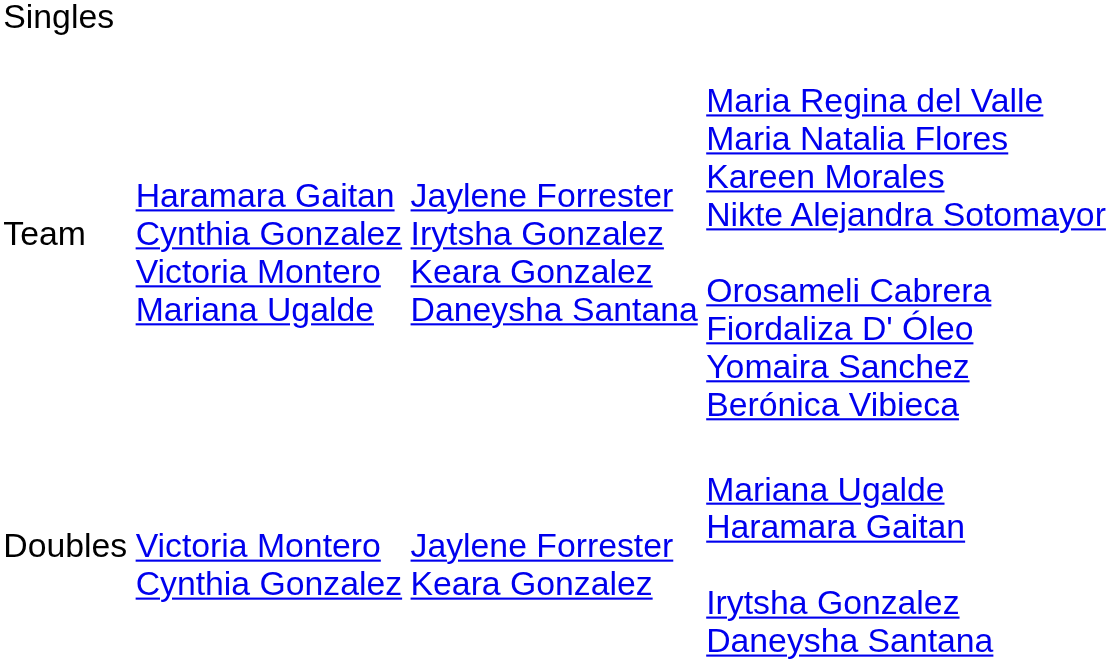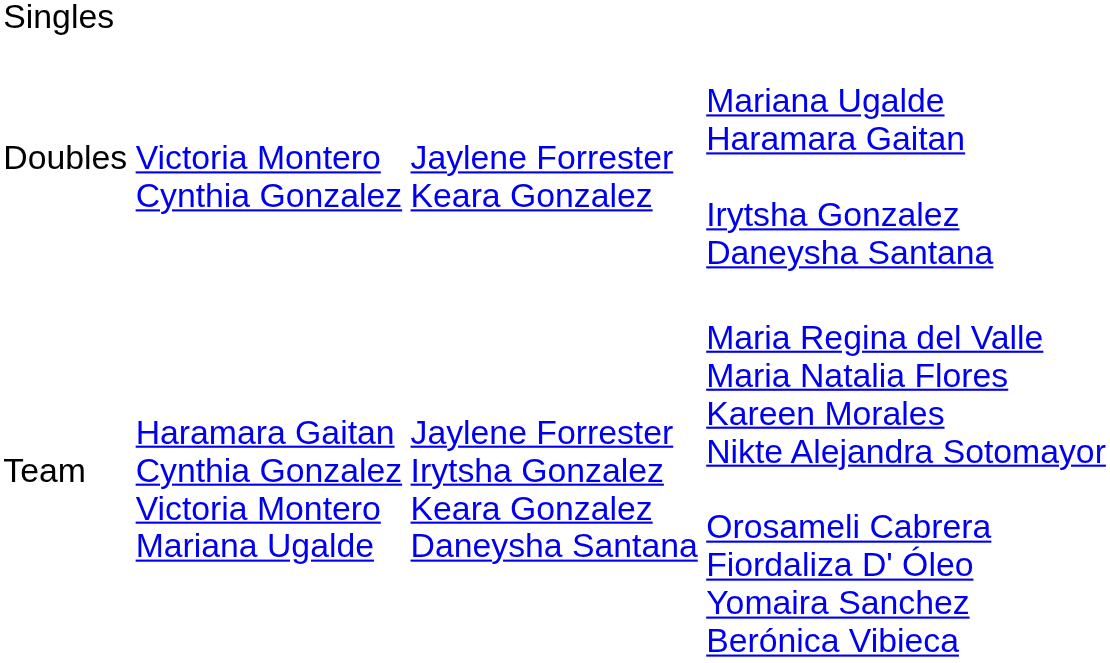rows swapped: (65, 546) <-> (45, 234)
